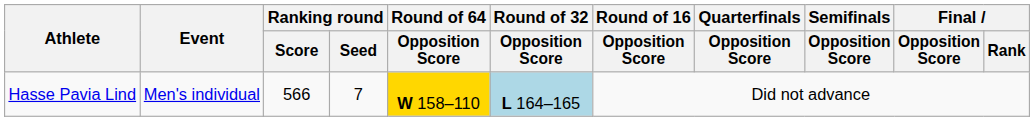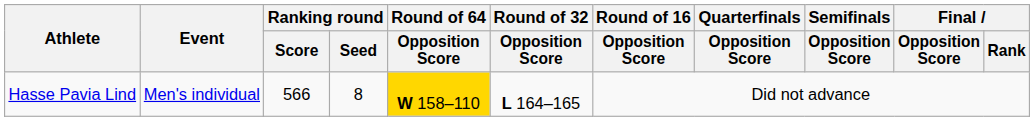(358, 95) 7 -> (358, 95) 8
(541, 104) lightblue background -> (541, 104) no background
